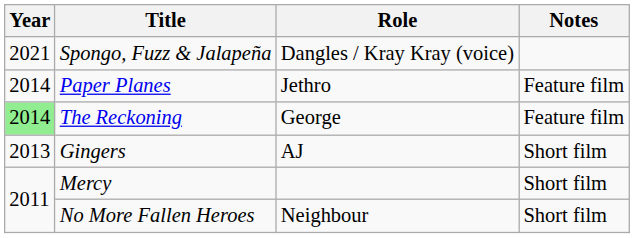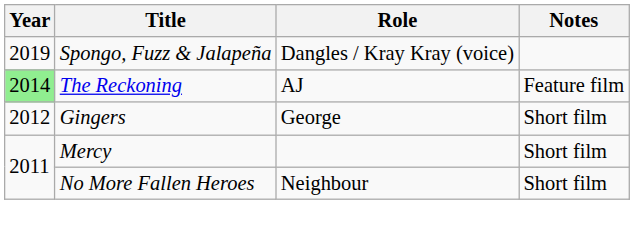(30, 53) 2021 -> (30, 53) 2019
- row: (115, 85)
(311, 118) George -> (292, 85) AJ
(30, 150) 2013 -> (30, 118) 2012
(292, 150) AJ -> (311, 118) George
